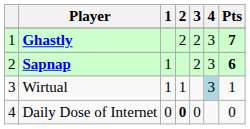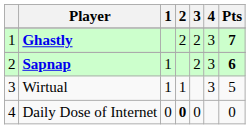(211, 87) lightblue background -> (211, 87) no background
(232, 87) 1 -> (232, 87) 5
